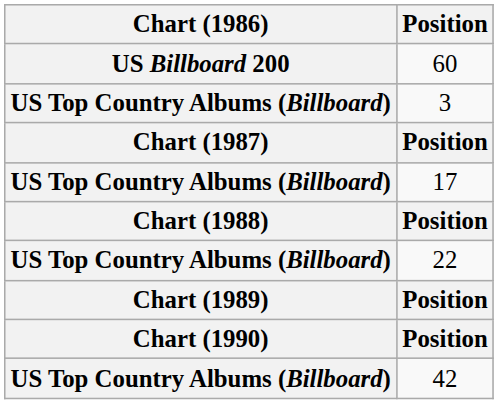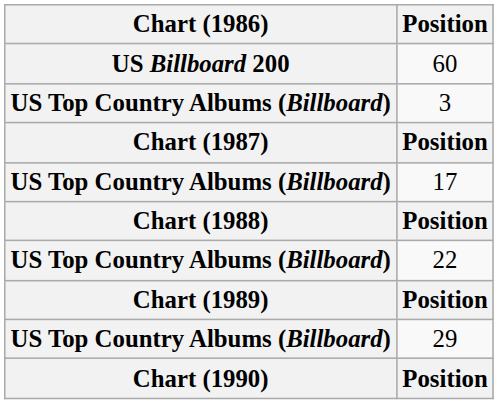+ row: (445, 338)
- row: (445, 378)
